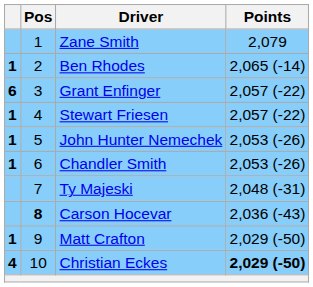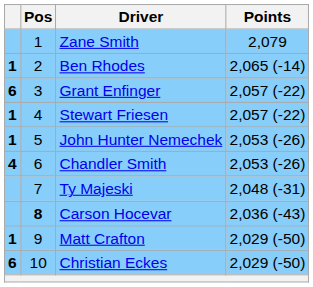(12, 164) 1 -> (12, 164) 4
(12, 262) 4 -> (12, 262) 6
(267, 262) bold -> (267, 262) normal
